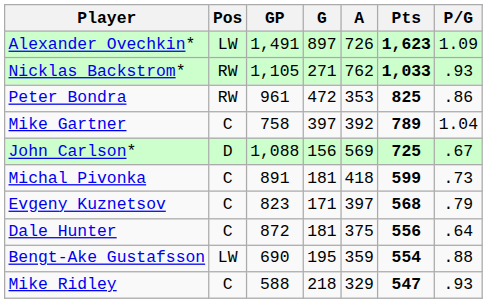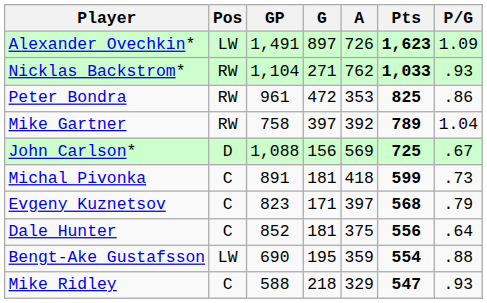(275, 71) 1,105 -> (275, 71) 1,104
(228, 125) C -> (228, 125) RW
(275, 232) 872 -> (275, 232) 852
